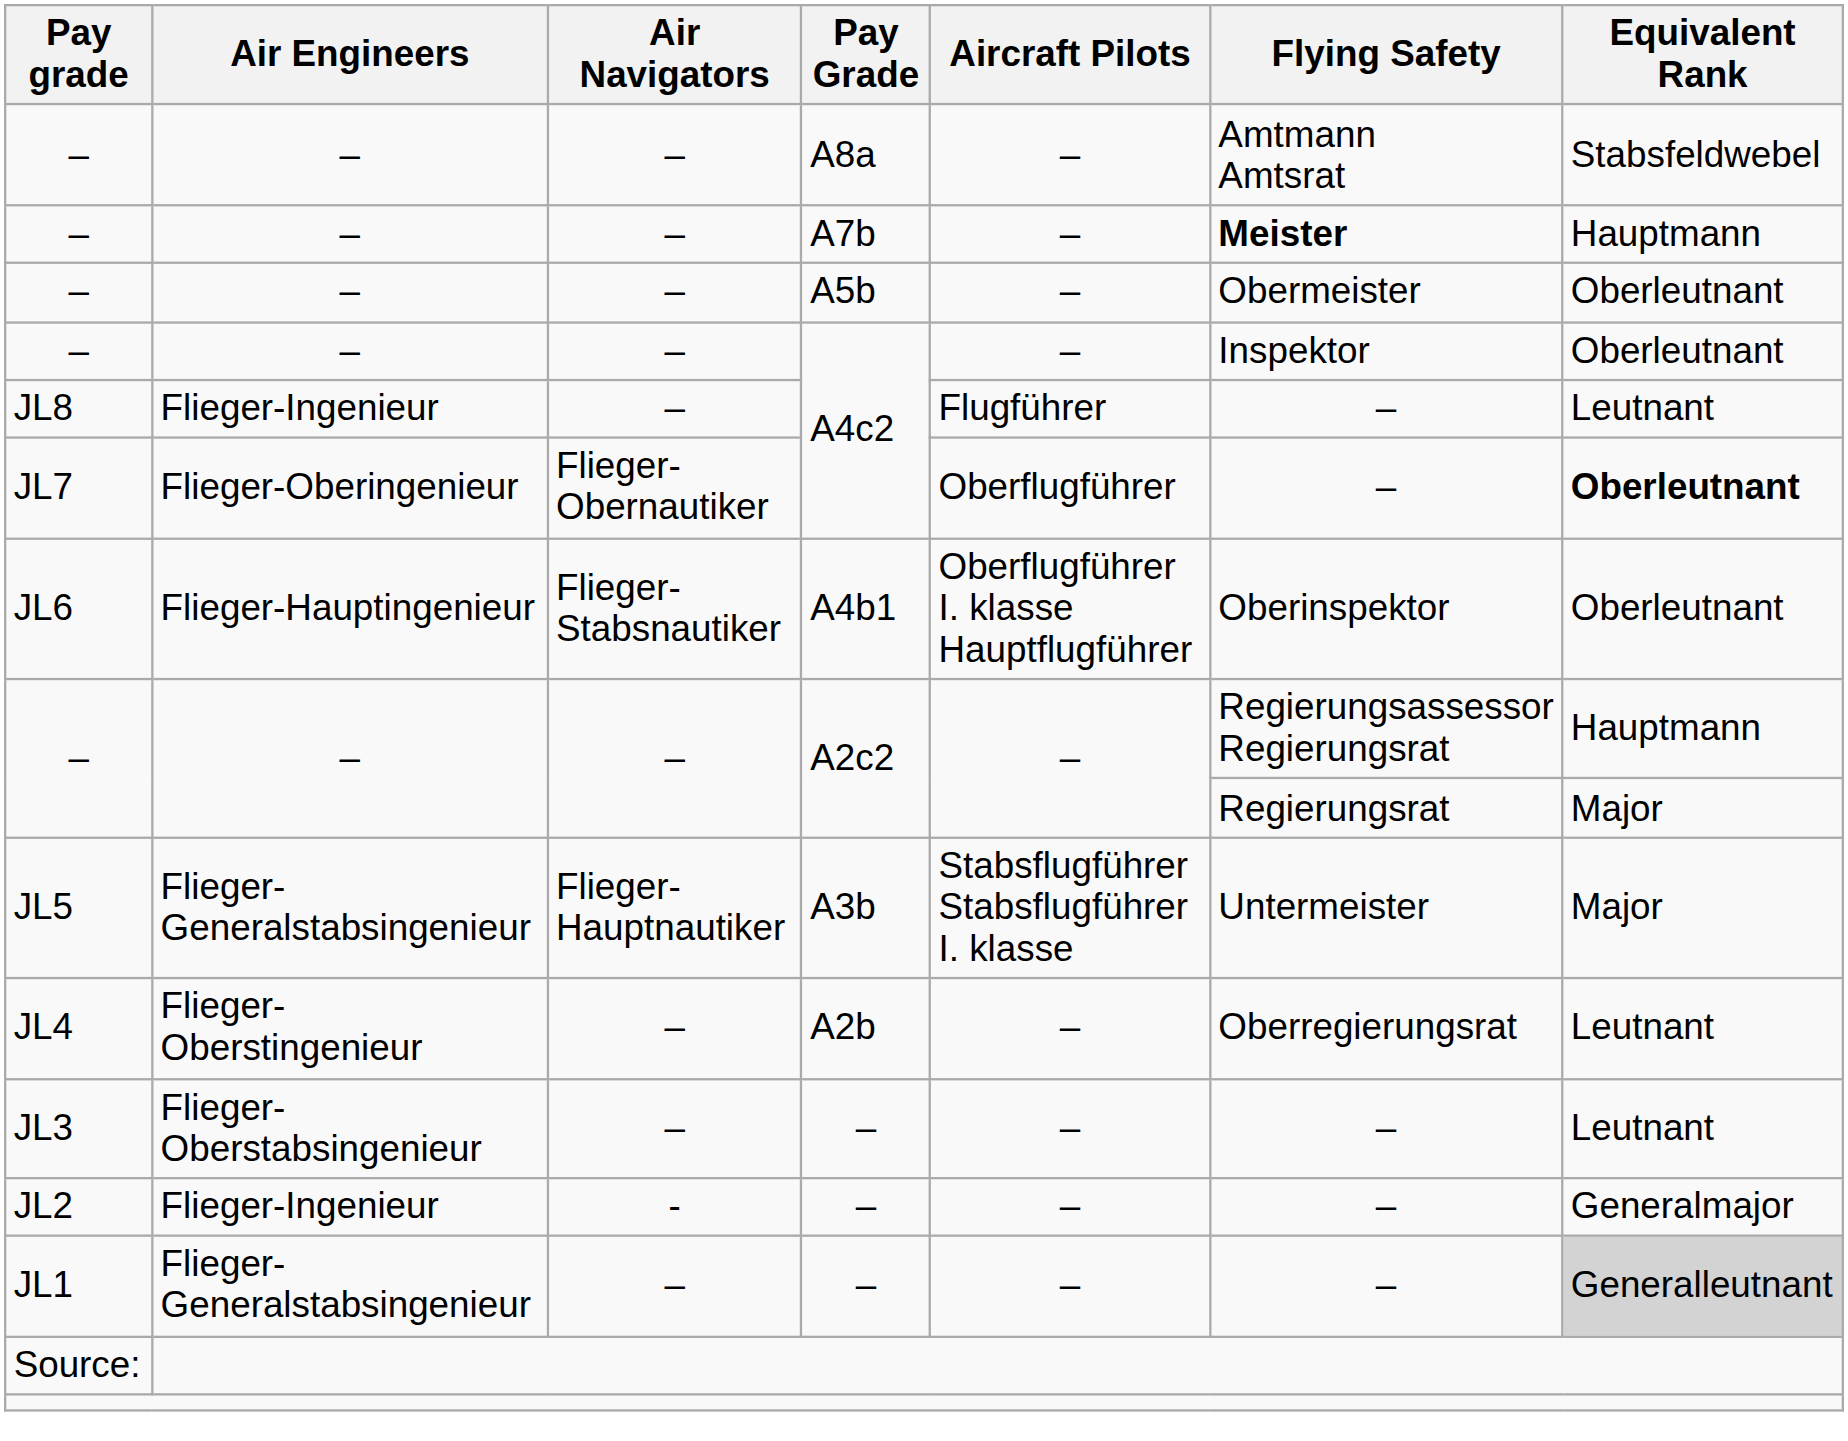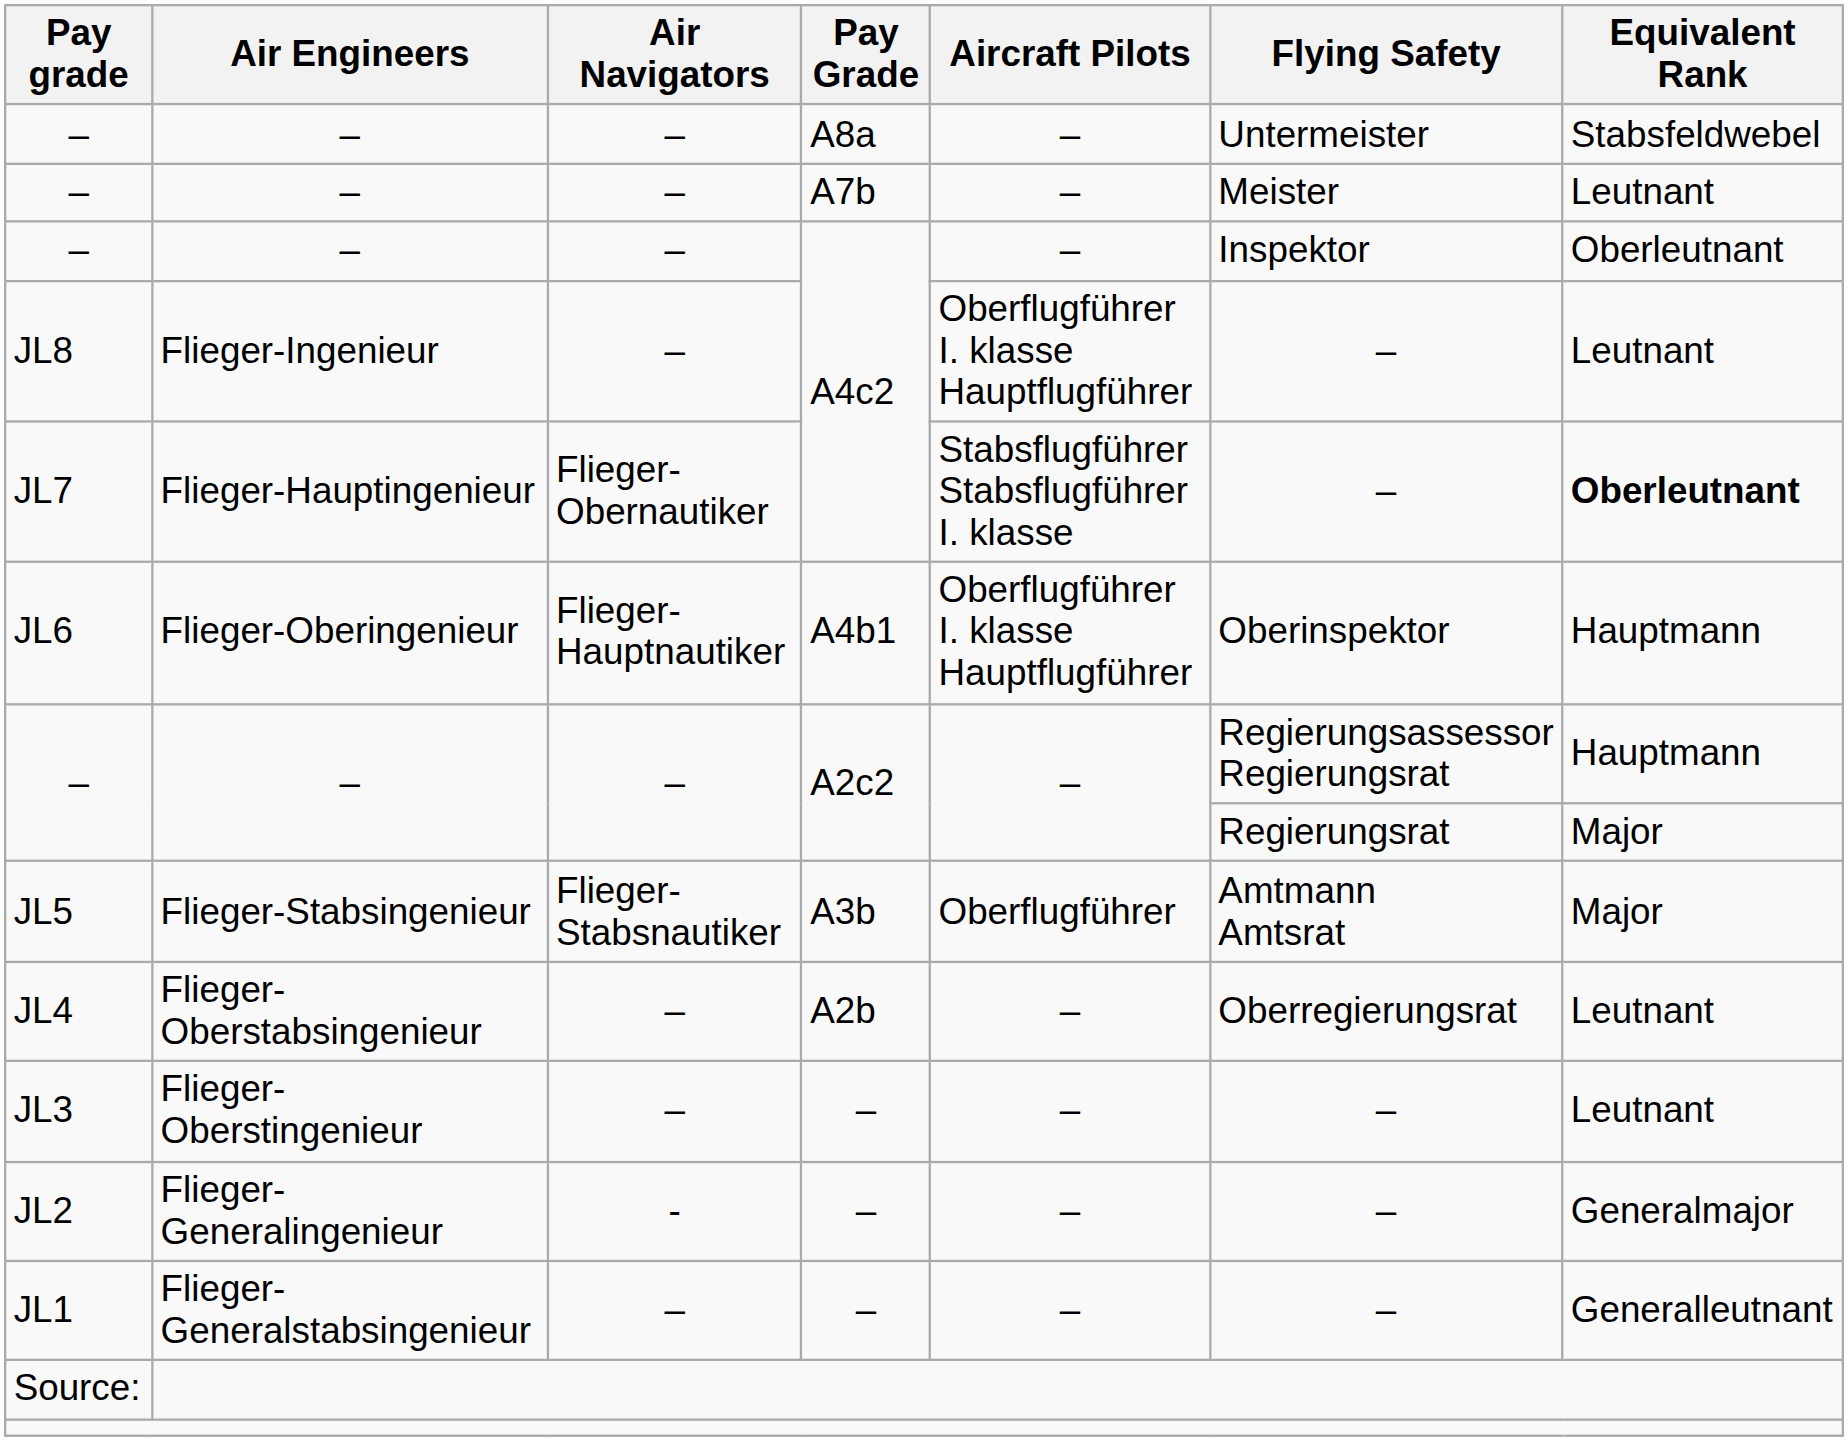(1297, 154) Amtmann Amtsrat -> (1324, 133) Untermeister
(1283, 233) bold -> (1279, 191) normal
(1666, 233) Hauptmann -> (1642, 191) Leutnant
- row: (79, 291)
(1022, 408) Flugführer -> (1065, 349) Oberflugführer I. klasse Hauptflugführer
(340, 487) Flieger-Oberingenieur -> (348, 491) Flieger-Hauptingenieur
(1057, 487) Oberflugführer -> (1063, 491) Stabsflugführer Stabsflugführer I. klasse
(348, 607) Flieger-Hauptingenieur -> (340, 632) Flieger-Oberingenieur
(669, 607) Flieger-Stabsnautiker -> (671, 632) Flieger-Hauptnautiker
(1677, 607) Oberleutnant -> (1666, 632) Hauptmann
(346, 907) Flieger-Generalstabsingenieur -> (346, 910) Flieger-Stabsingenieur
(671, 907) Flieger-Hauptnautiker -> (669, 910) Flieger-Stabsnautiker
(1063, 907) Stabsflugführer Stabsflugführer I. klasse -> (1057, 910) Oberflugführer
(1324, 907) Untermeister -> (1297, 910) Amtmann Amtsrat
(292, 1027) Flieger-Oberstingenieur -> (321, 1010) Flieger-Oberstabsingenieur
(321, 1127) Flieger-Oberstabsingenieur -> (292, 1110) Flieger-Oberstingenieur
(300, 1206) Flieger-Ingenieur -> (302, 1210) Flieger-Generalingenieur
(1702, 1285) lightgrey background -> (1702, 1309) no background
